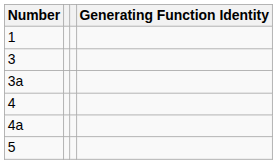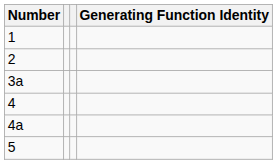+ row: (12, 59)
- row: (12, 59)
